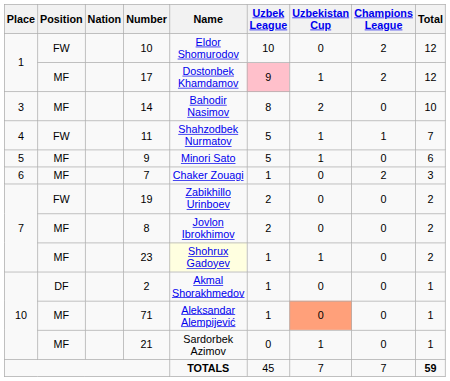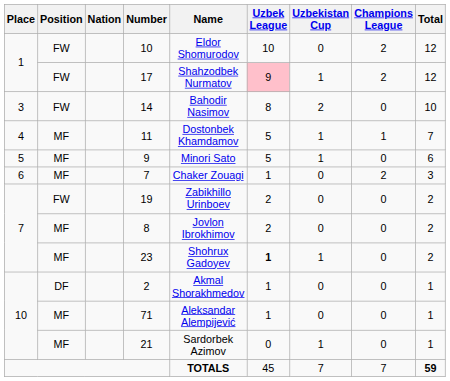(61, 77) MF -> (61, 77) FW
(208, 77) Dostonbek Khamdamov -> (208, 77) Shahzodbek Nurmatov
(61, 107) MF -> (61, 107) FW
(61, 136) FW -> (61, 136) MF
(208, 136) Shahzodbek Nurmatov -> (208, 136) Dostonbek Khamdamov
(208, 257) lightyellow background -> (208, 257) no background
(268, 257) normal -> (268, 257) bold
(321, 316) lightsalmon background -> (321, 316) no background
